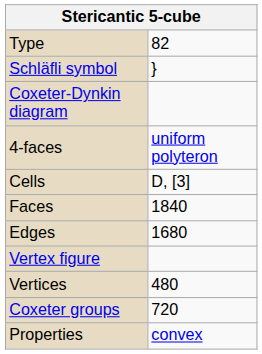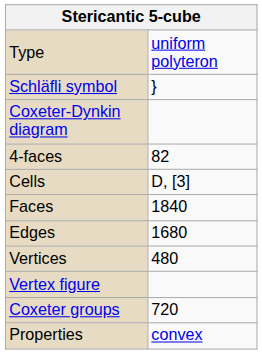(160, 43) 82 -> (185, 52) uniform polyteron
(185, 147) uniform polyteron -> (160, 156) 82
rows swapped: (38, 284) <-> (55, 258)
